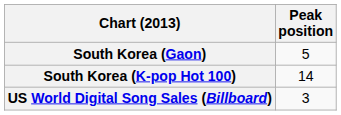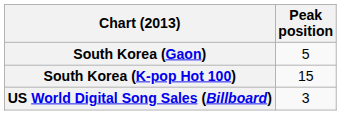(306, 76) 14 -> (306, 76) 15
